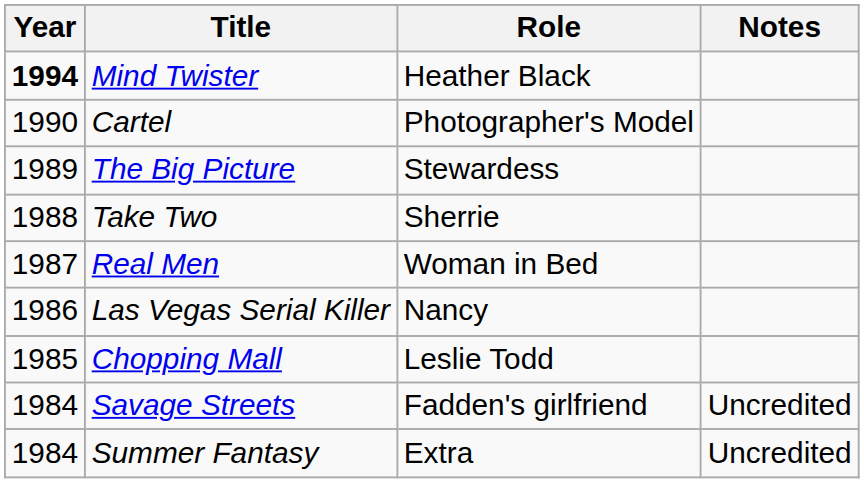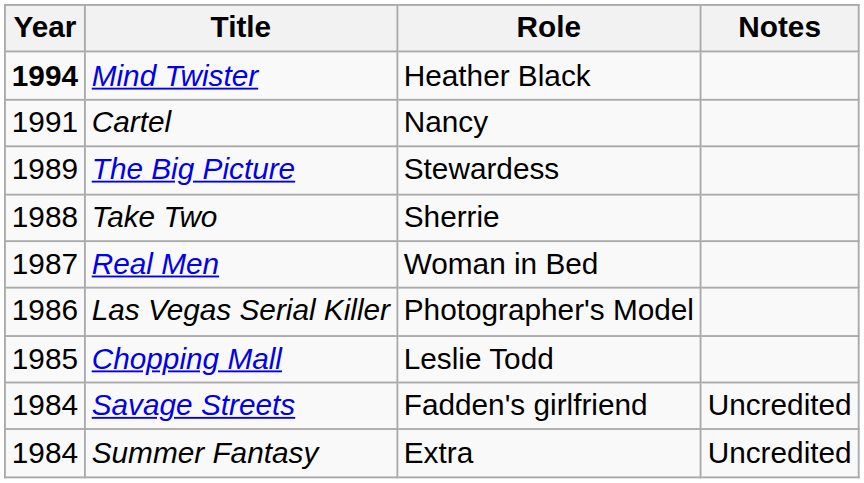(45, 122) 1990 -> (45, 122) 1991
(549, 122) Photographer's Model -> (446, 122) Nancy
(446, 311) Nancy -> (549, 311) Photographer's Model
